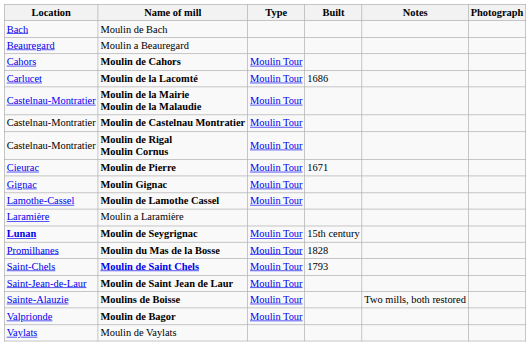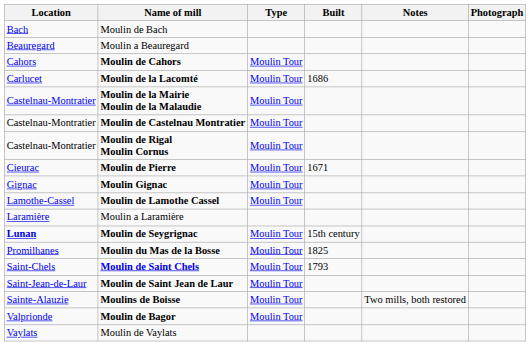(318, 250) 1828 -> (318, 250) 1825
